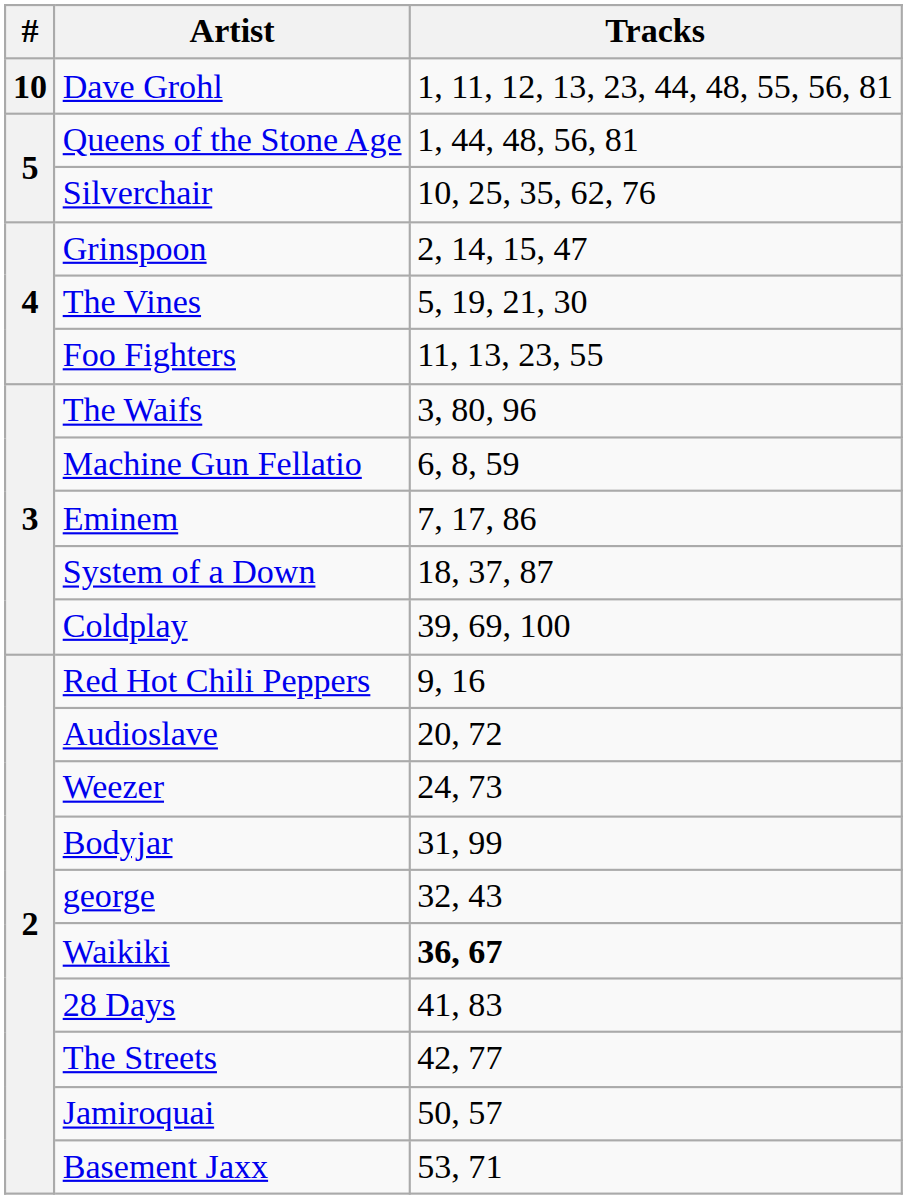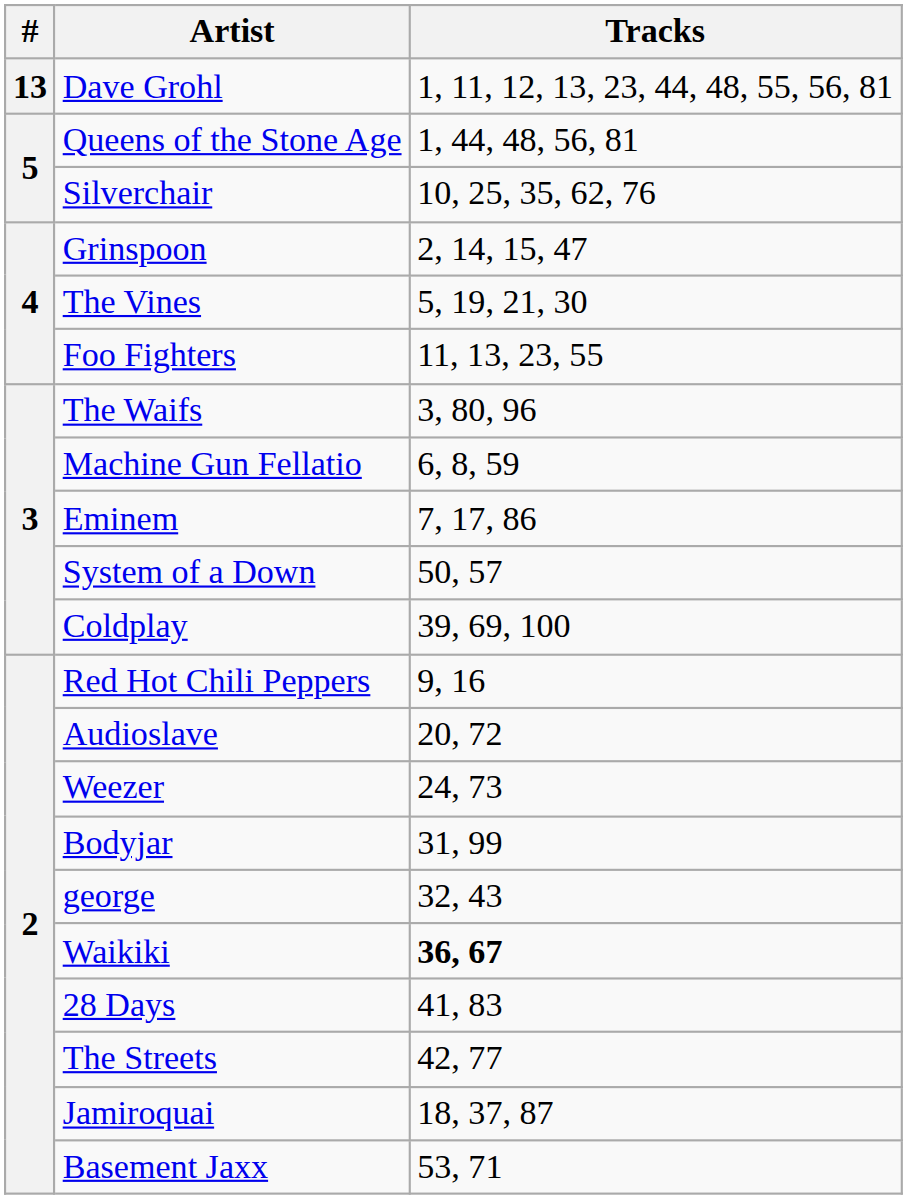(30, 85) 10 -> (30, 85) 13
(485, 572) 18, 37, 87 -> (460, 572) 50, 57
(460, 1112) 50, 57 -> (485, 1112) 18, 37, 87
